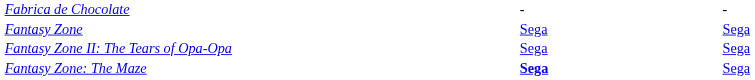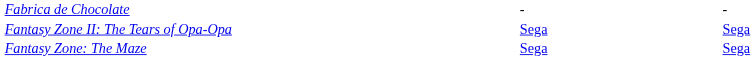- row: (44, 29)
(534, 68) bold -> (534, 48) normal
